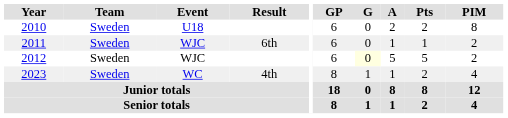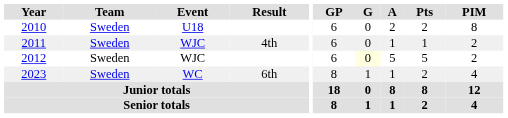(269, 43) 6th -> (269, 43) 4th
(269, 74) 4th -> (269, 74) 6th
